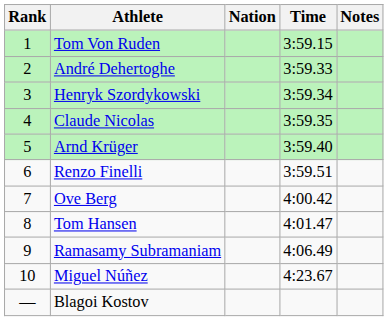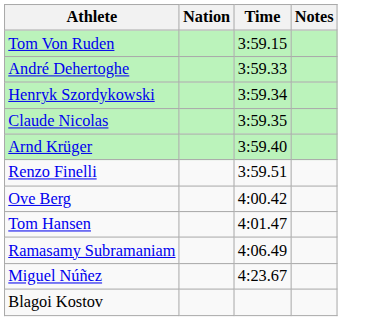- column: (27, 17)
